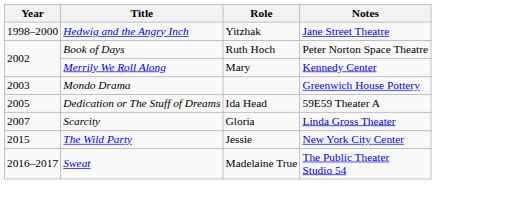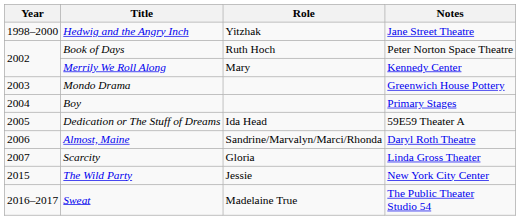+ row: (72, 103)
+ row: (96, 139)
